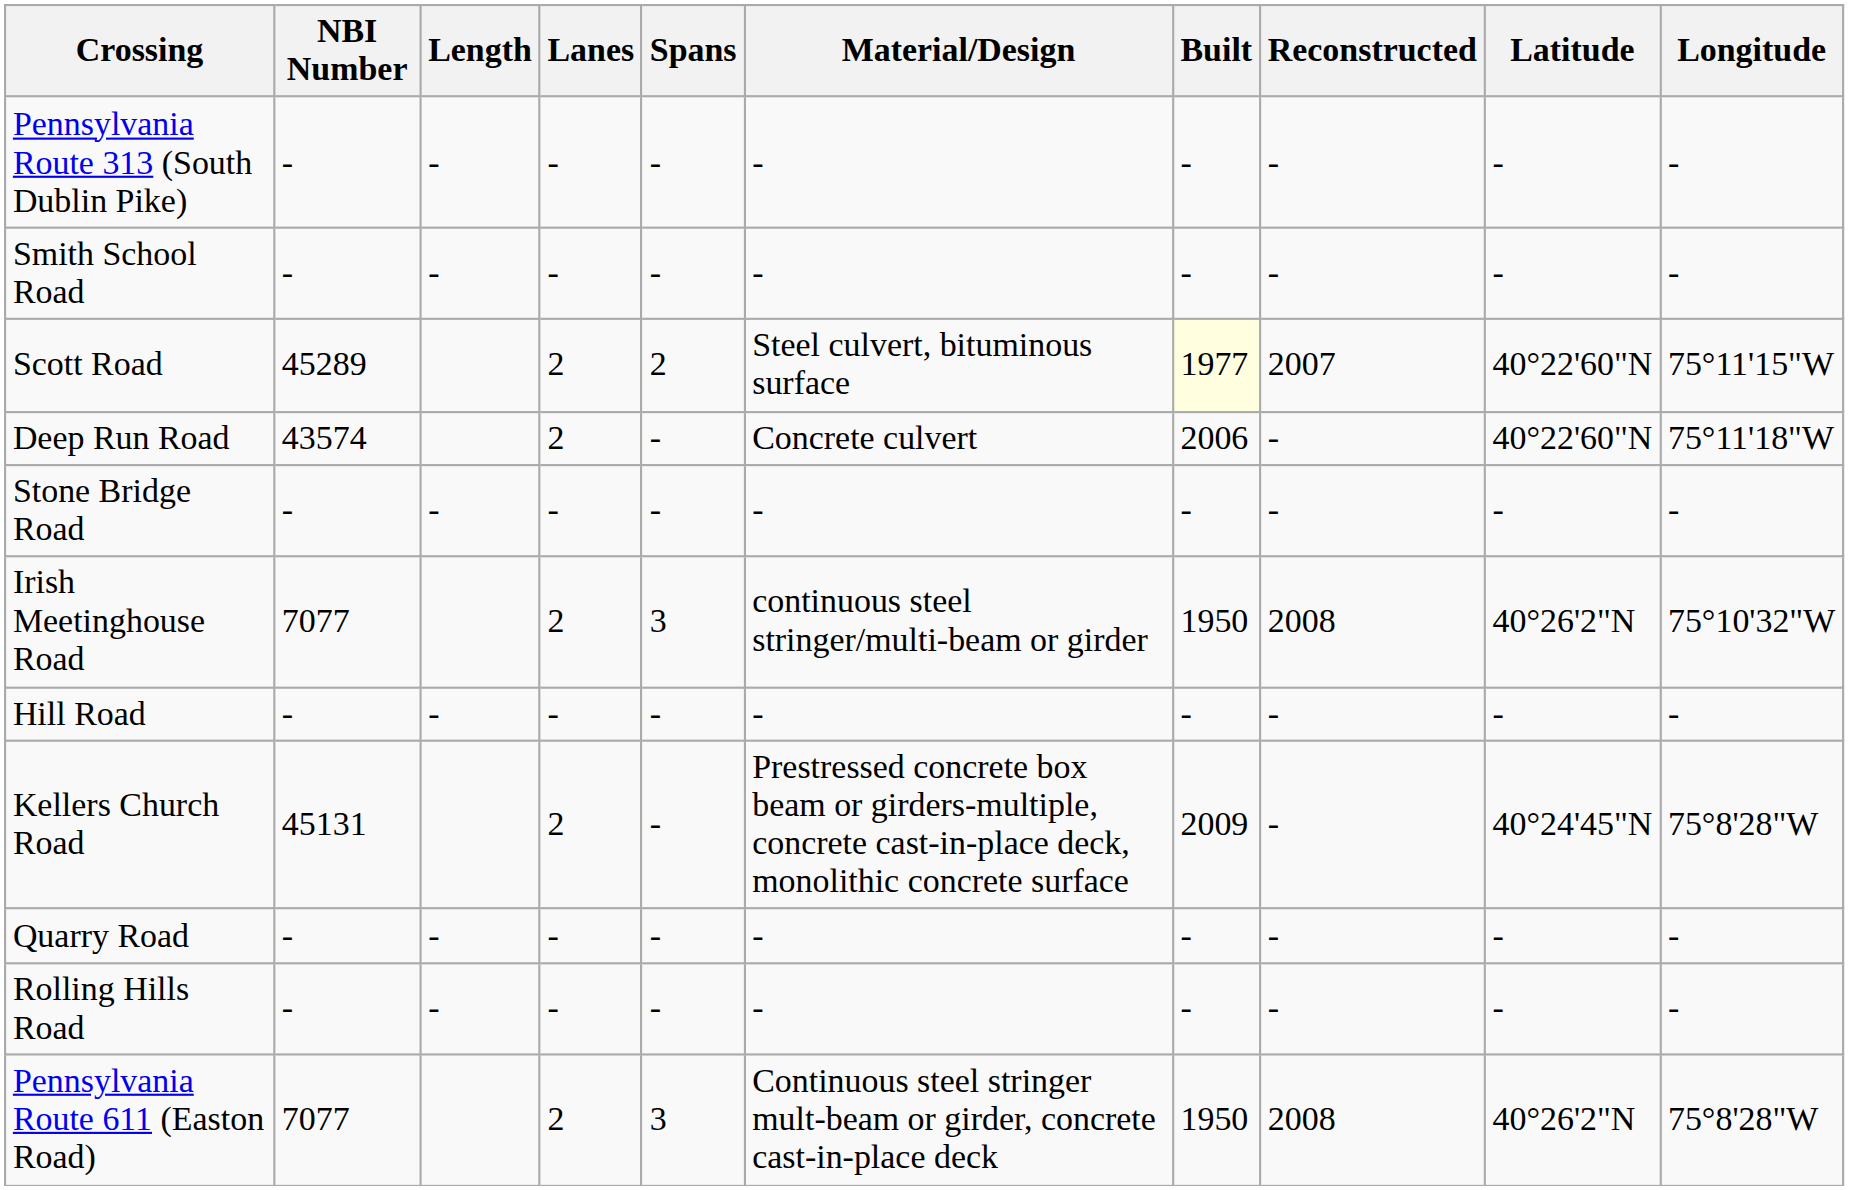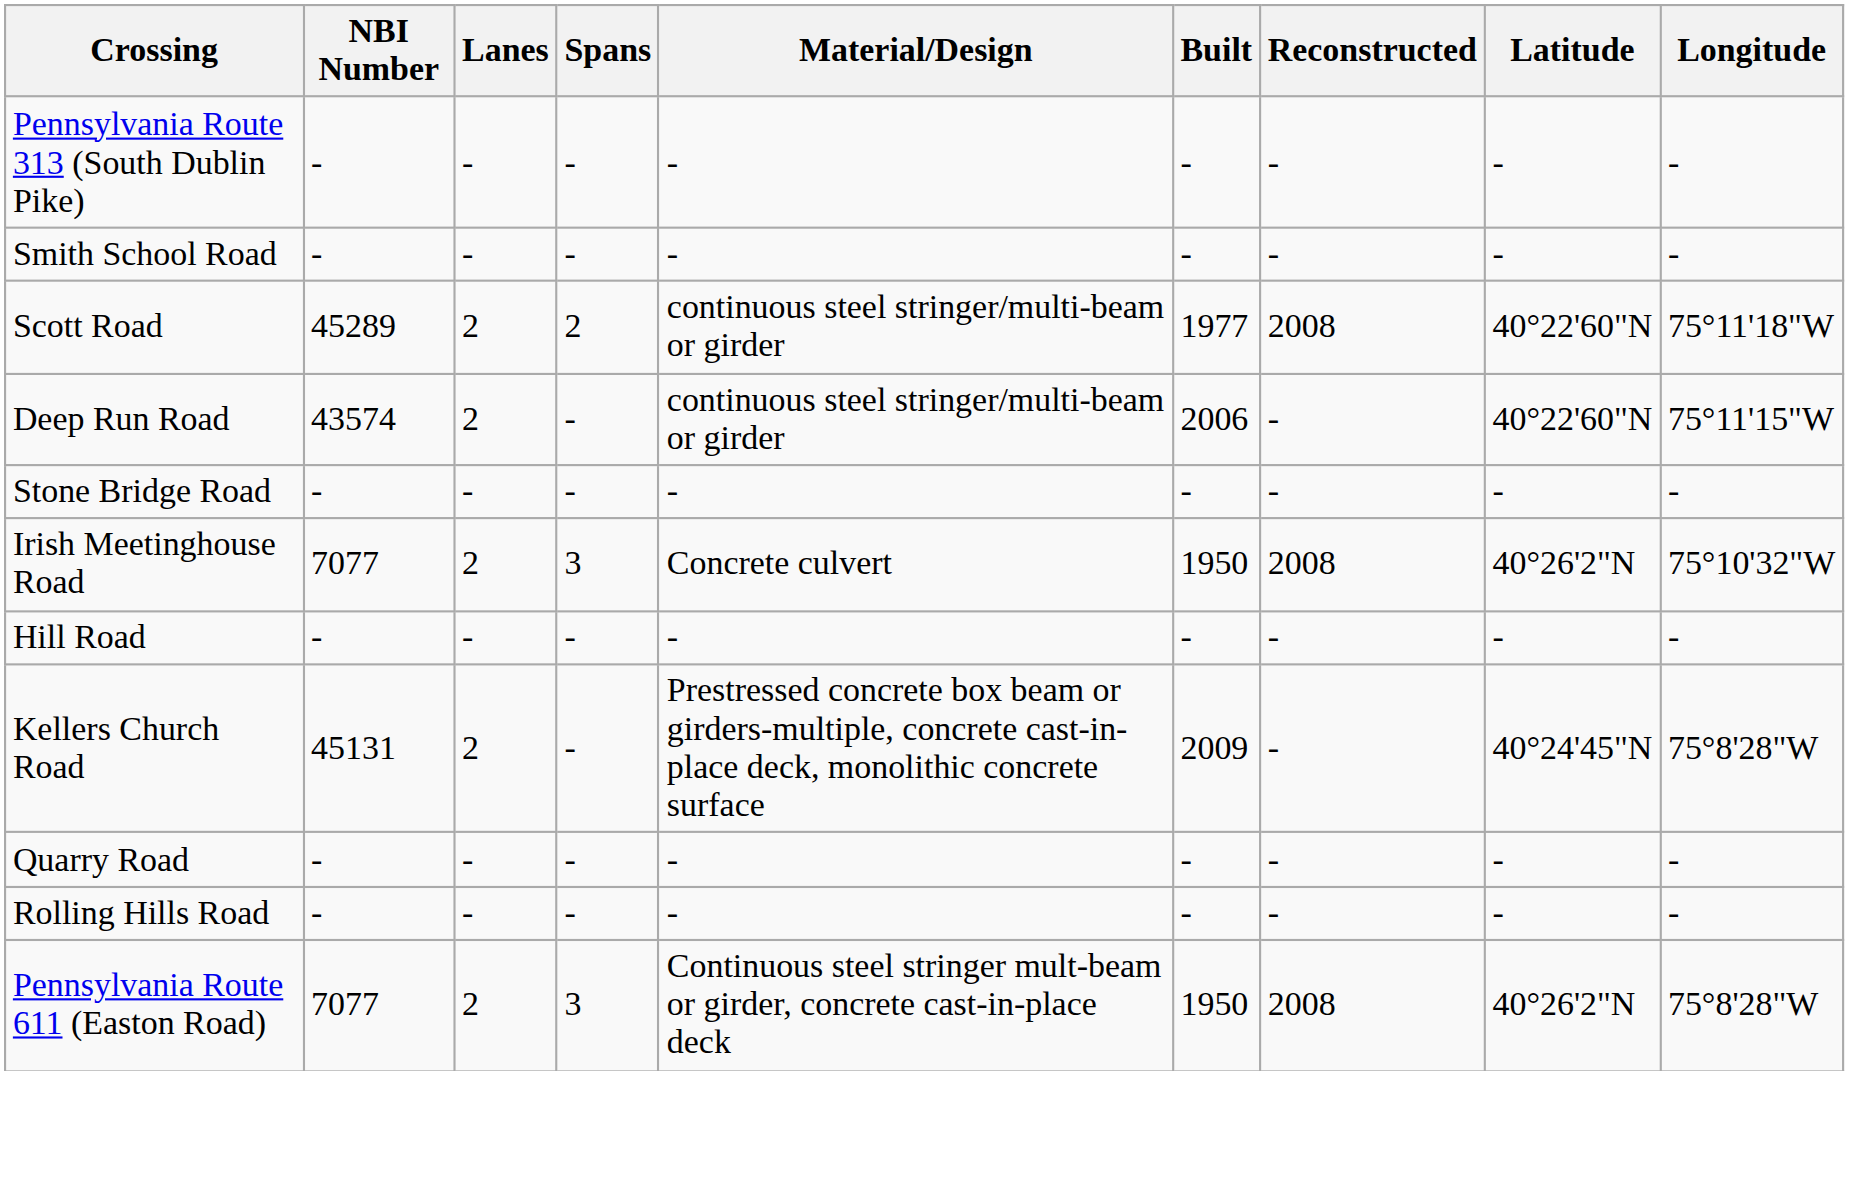- column: (480, 50)
(922, 364) Steel culvert, bituminous surface -> (916, 326) continuous steel stringer/multi-beam or girder
(1214, 364) lightyellow background -> (1214, 326) no background
(1302, 364) 2007 -> (1302, 326) 2008
(1751, 364) 75°11'15"W -> (1751, 326) 75°11'18"W
(865, 437) Concrete culvert -> (916, 418) continuous steel stringer/multi-beam or girder
(1751, 437) 75°11'18"W -> (1751, 418) 75°11'15"W
(950, 621) continuous steel stringer/multi-beam or girder -> (779, 564) Concrete culvert
